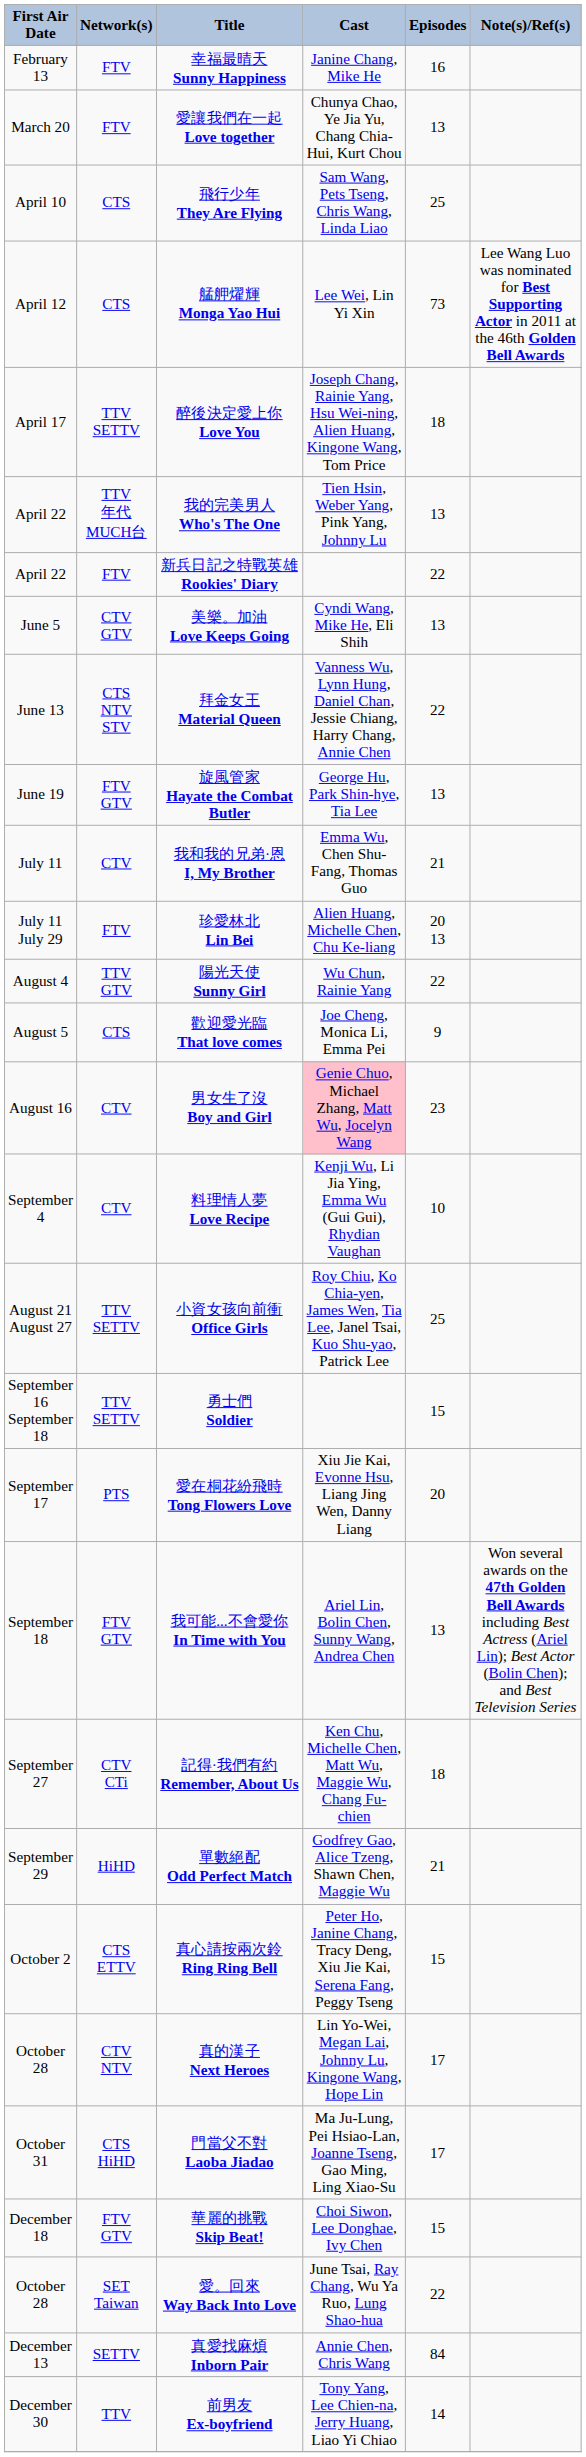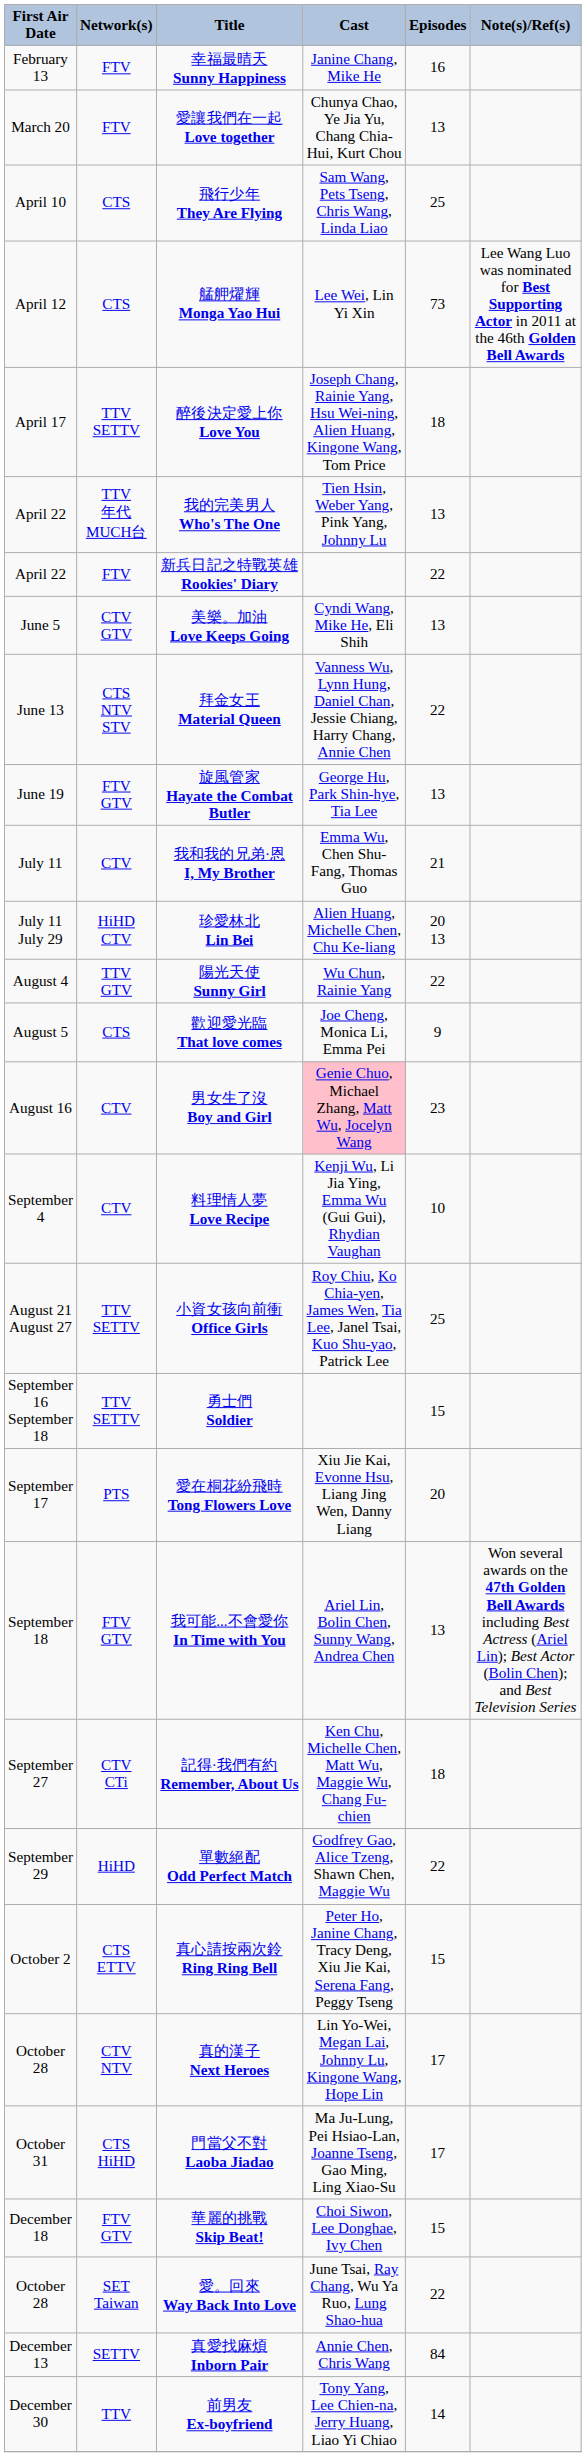(116, 929) FTV -> (116, 929) HiHD CTV
(438, 1866) 21 -> (438, 1866) 22
